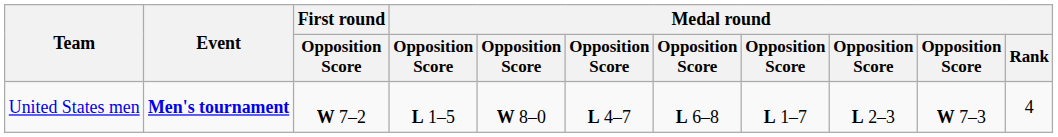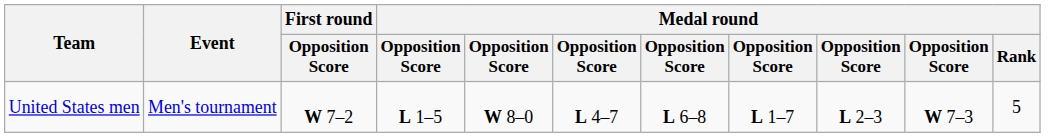(219, 107) bold -> (212, 107) normal
(1029, 107) 4 -> (1017, 107) 5
